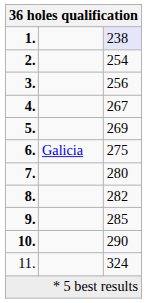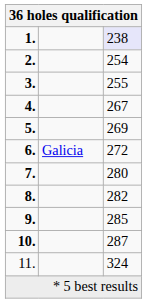(117, 83) 256 -> (117, 83) 255
(117, 151) 275 -> (117, 151) 272
(117, 241) 290 -> (117, 241) 287
